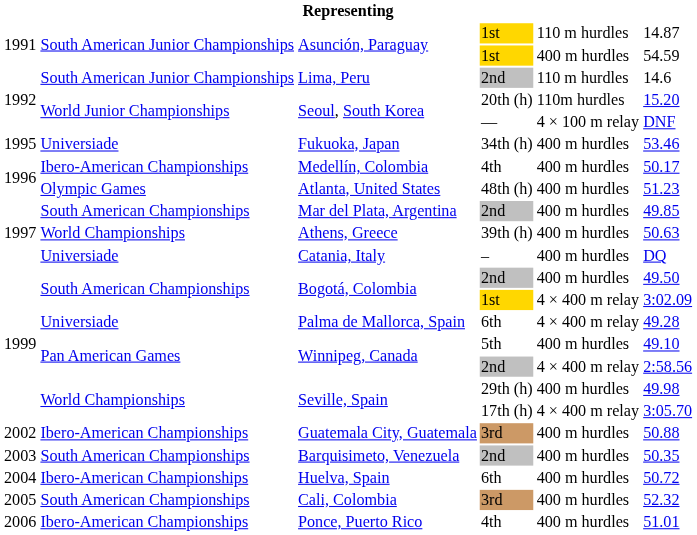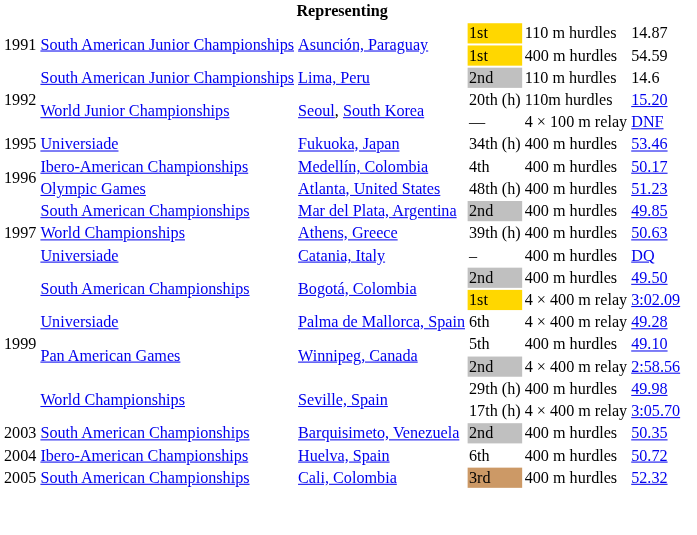- row: (387, 433)
- row: (360, 522)
